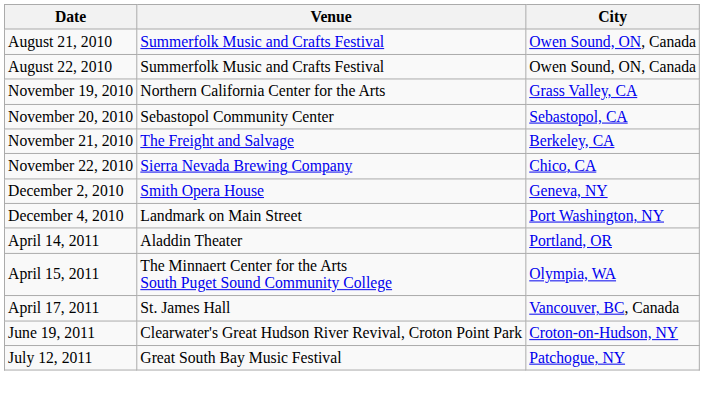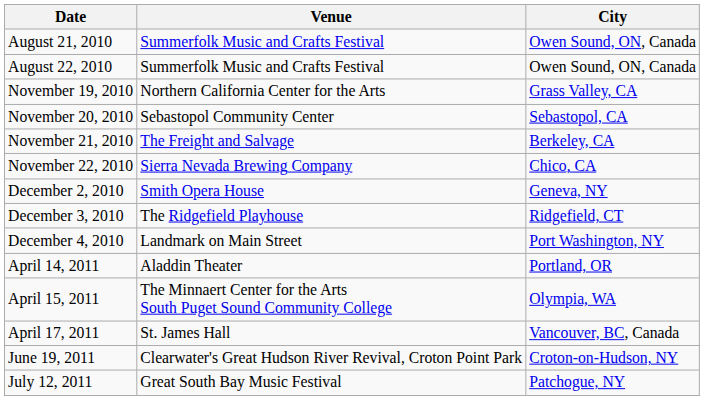+ row: (66, 215)
